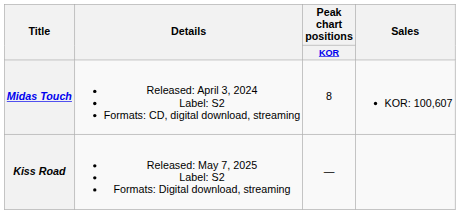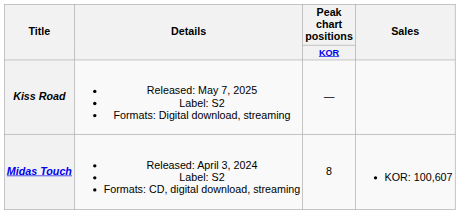rows swapped: (39, 97) <-> (39, 171)
